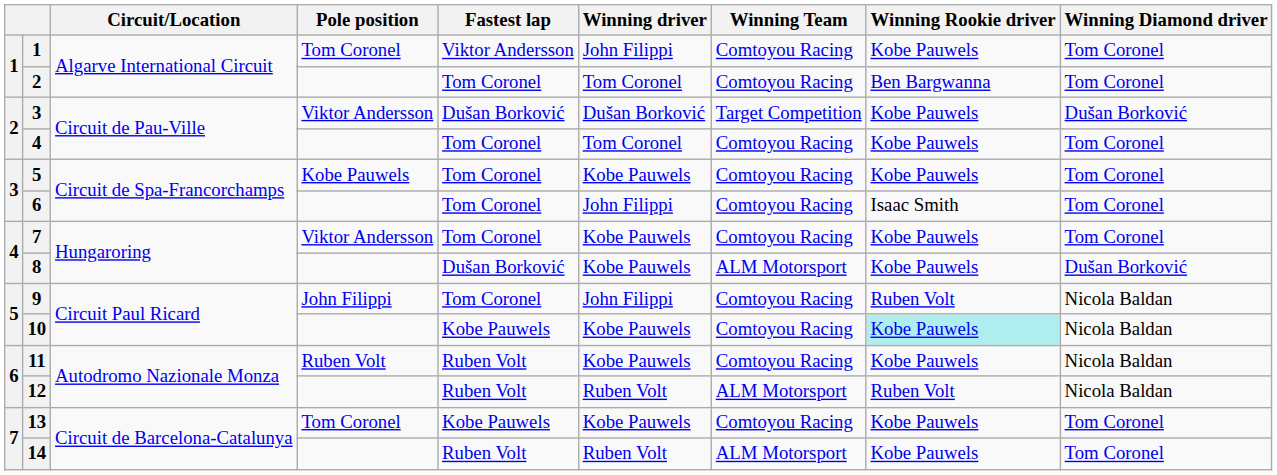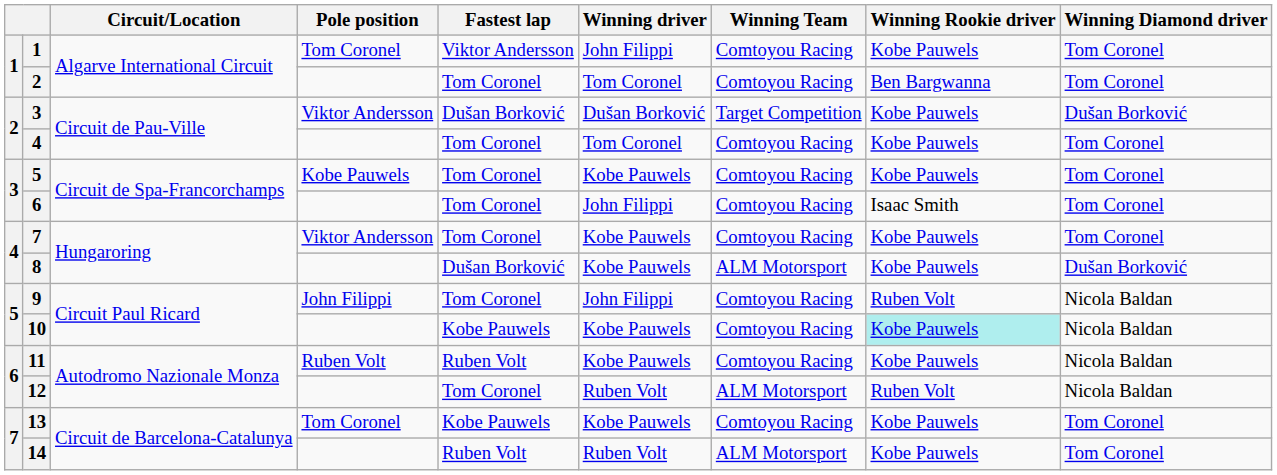(484, 391) Ruben Volt -> (492, 391) Tom Coronel
